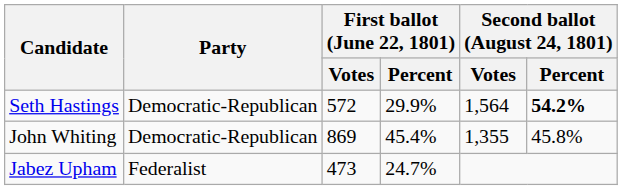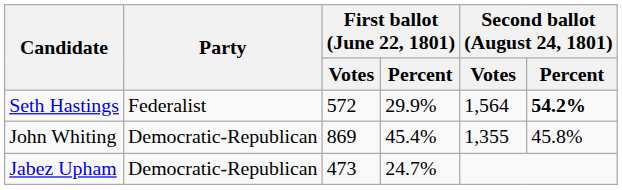(223, 105) Democratic-Republican -> (167, 105) Federalist
(167, 168) Federalist -> (223, 168) Democratic-Republican
